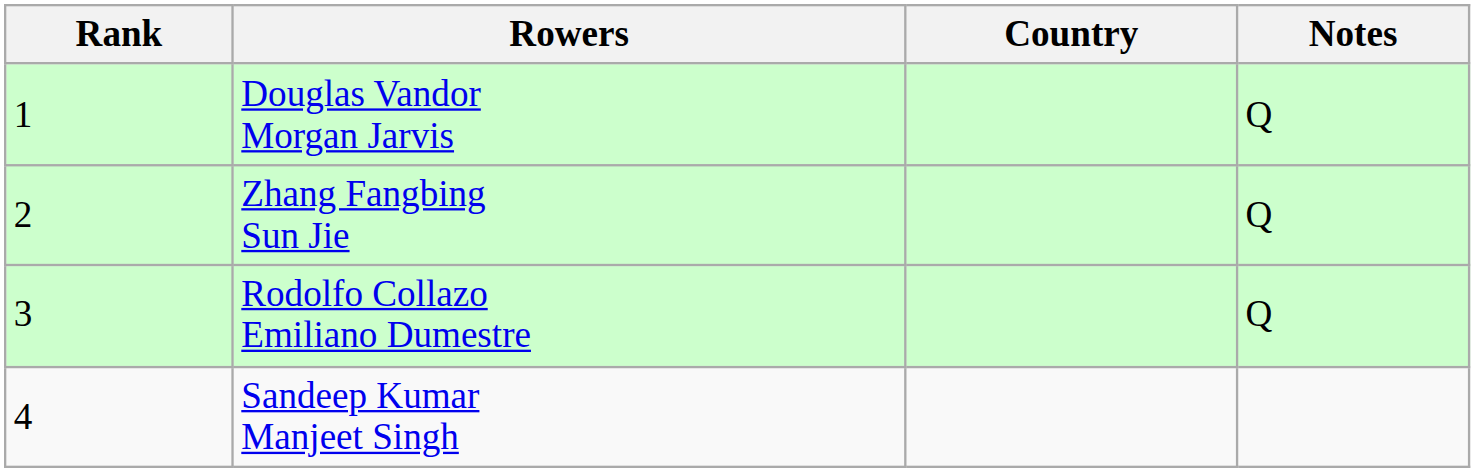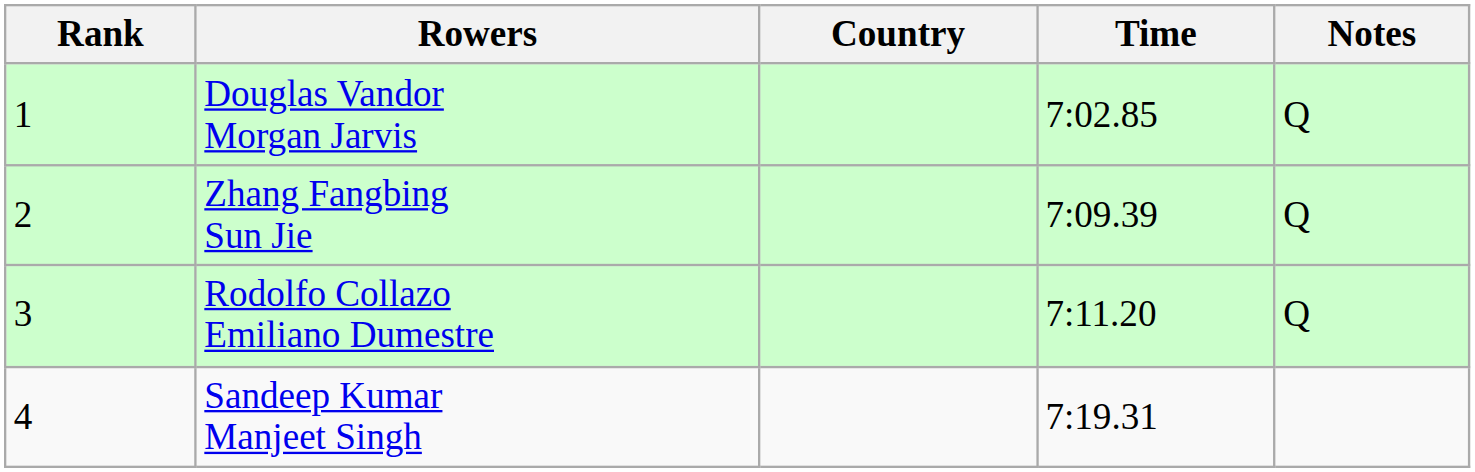+ column: (1156, 33)
